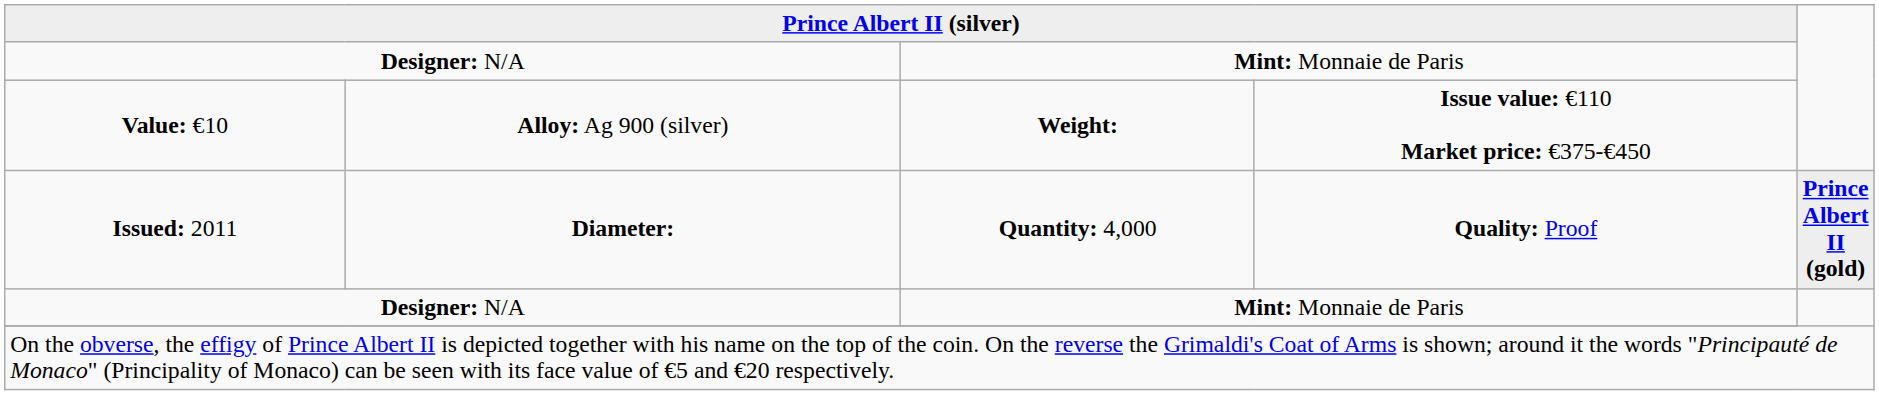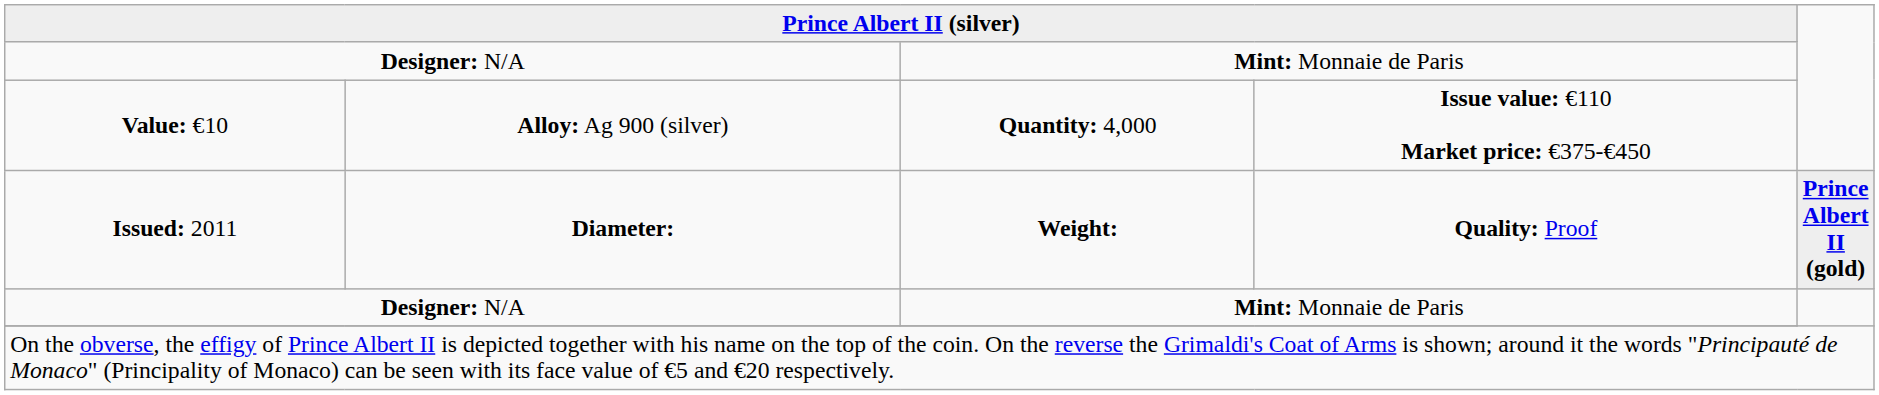(1078, 125) Weight: -> (1078, 125) Quantity: 4,000
(1078, 229) Quantity: 4,000 -> (1078, 229) Weight:
